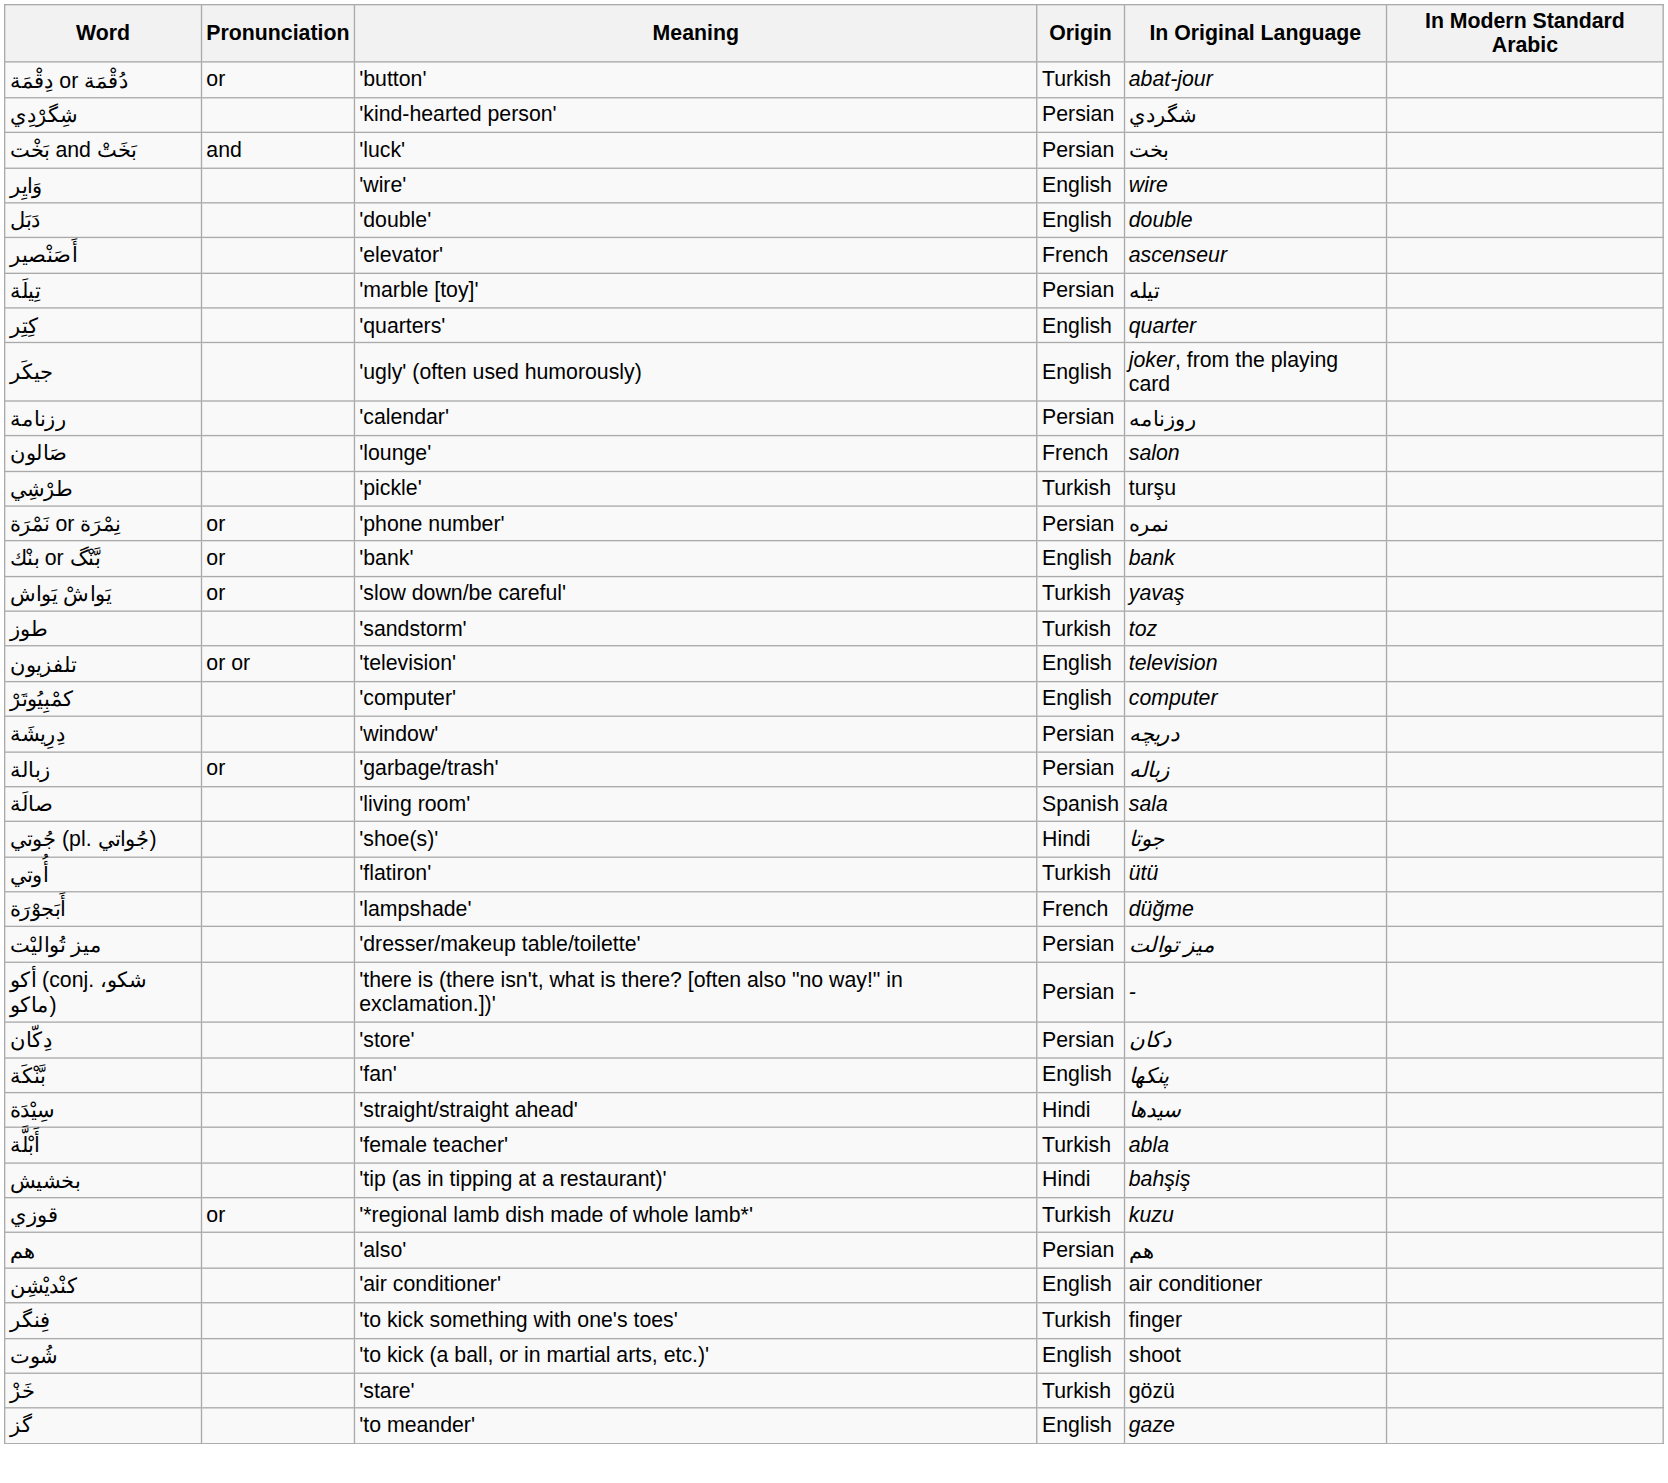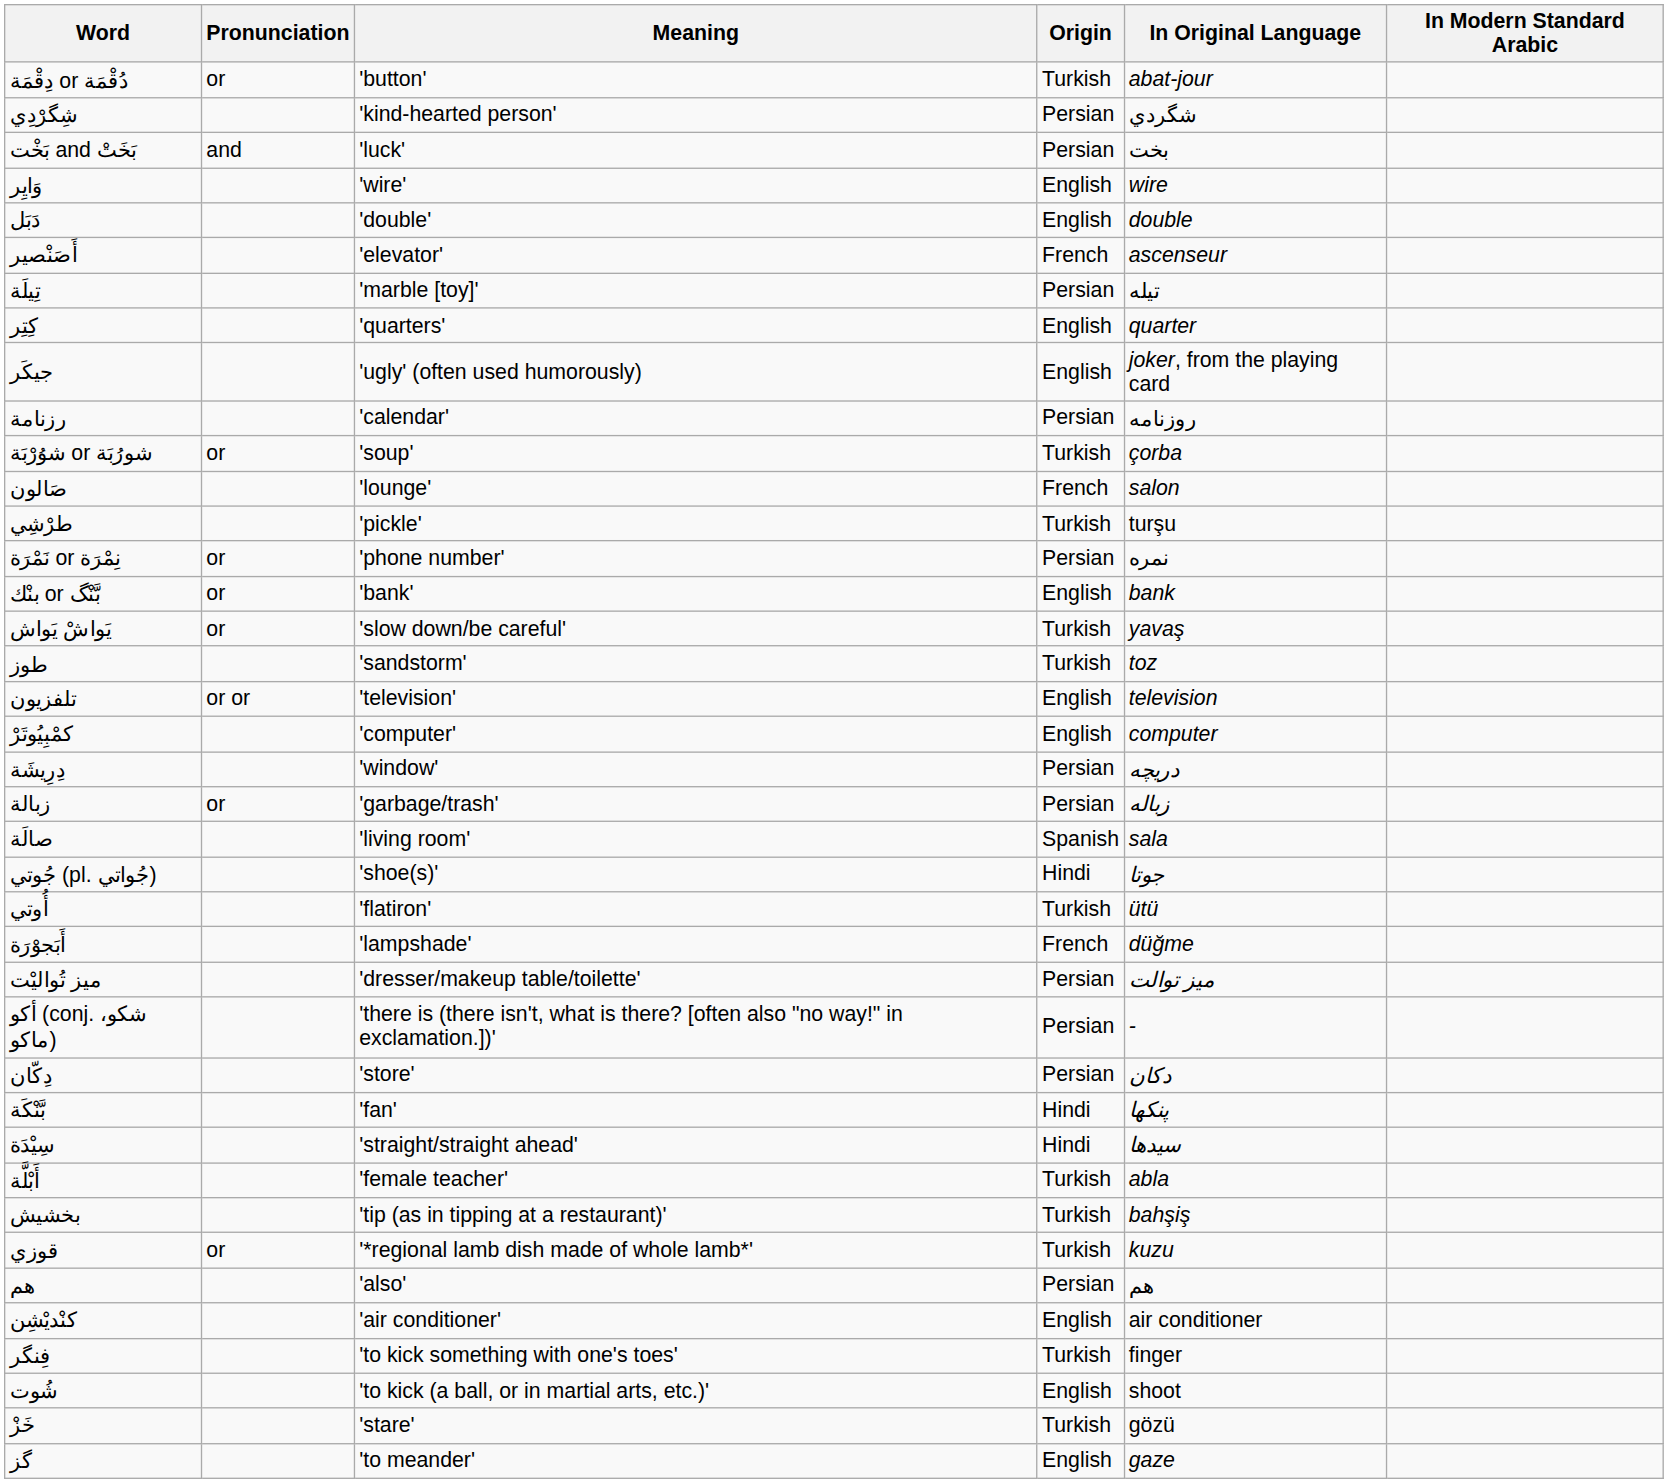+ row: (81, 453)
(1077, 1074) English -> (1066, 1109) Hindi
(1066, 1179) Hindi -> (1077, 1215) Turkish
